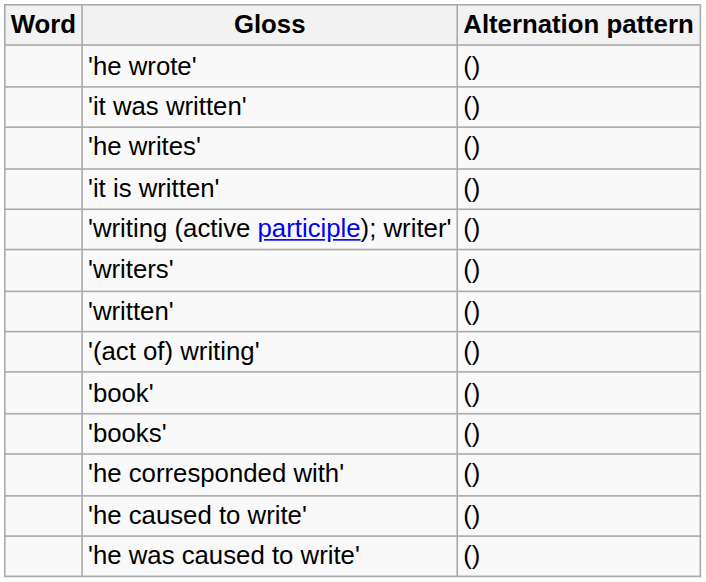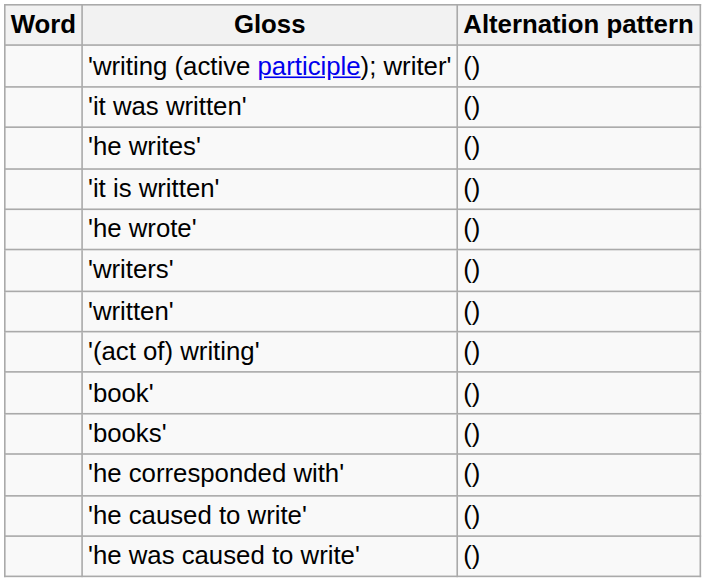rows swapped: (142, 65) <-> (270, 229)
